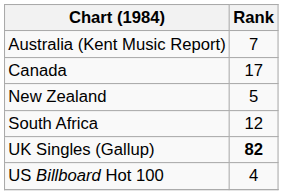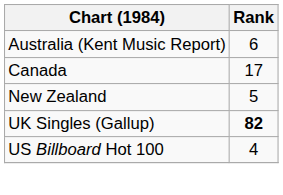(254, 44) 7 -> (254, 44) 6
- row: (53, 123)
